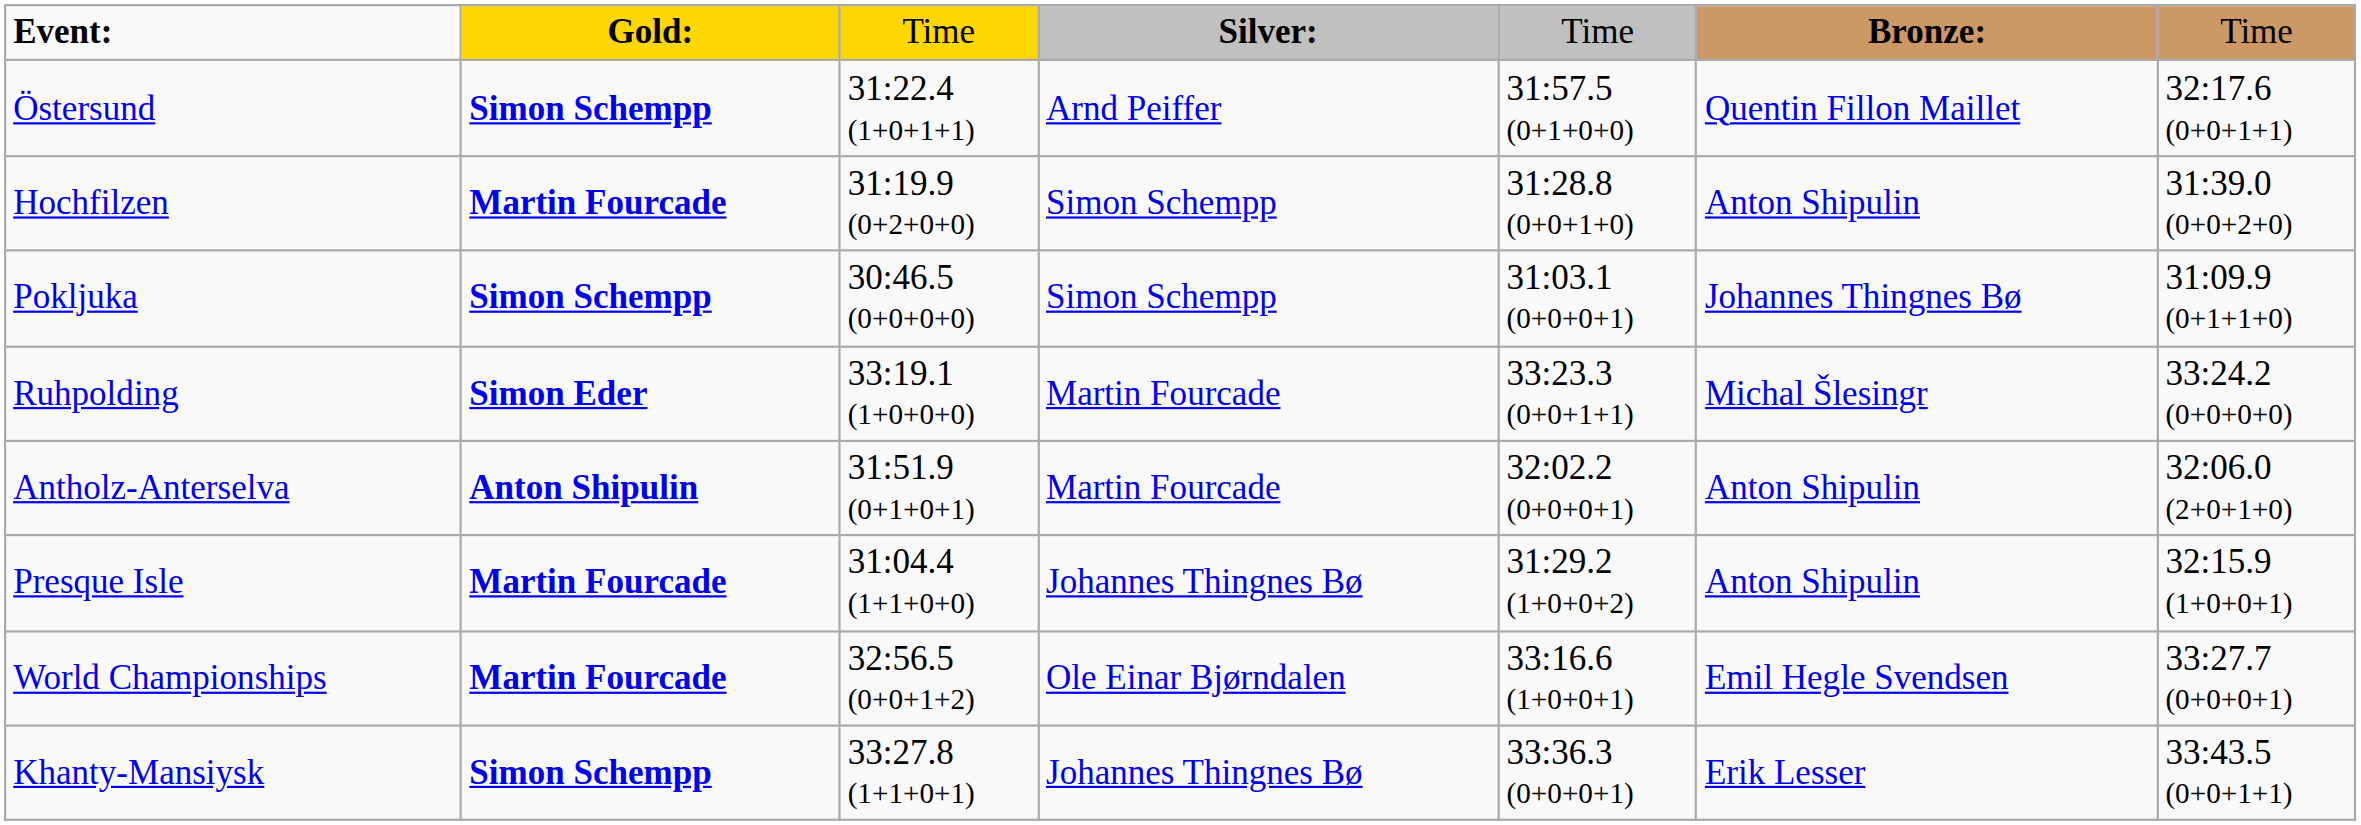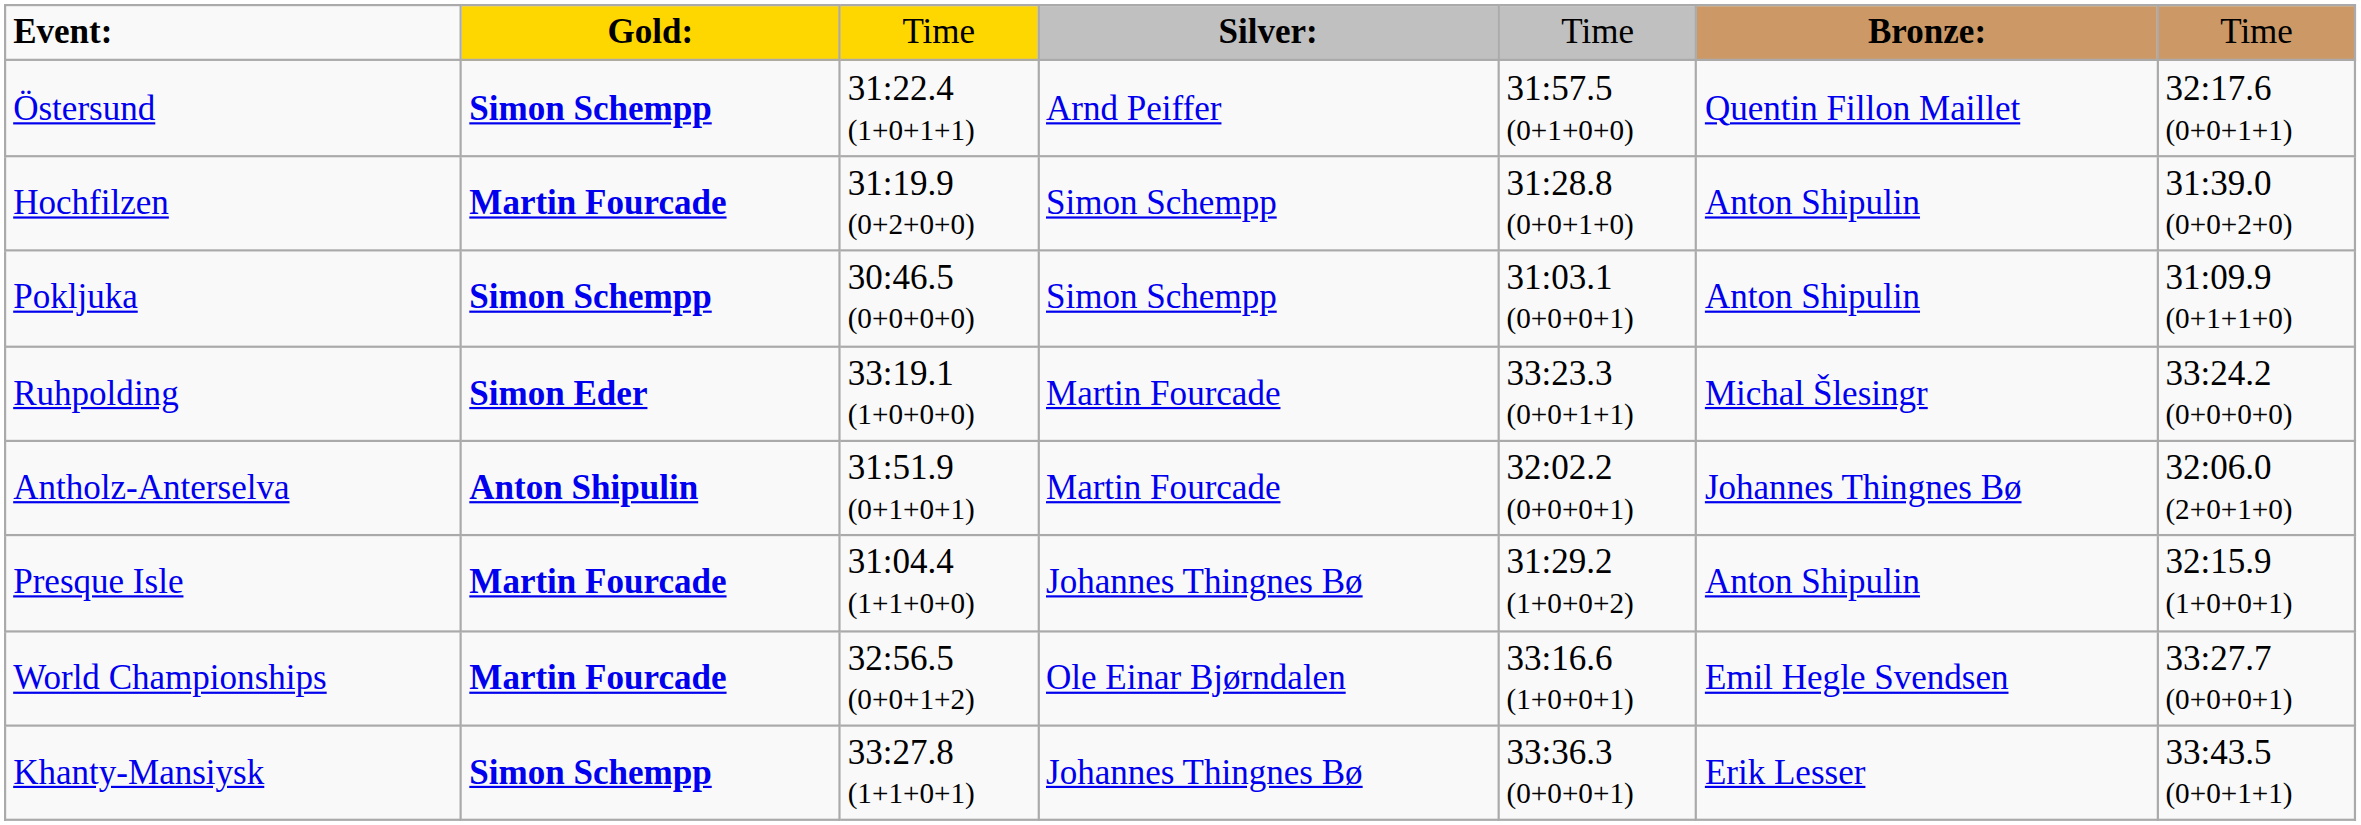(1863, 297) Johannes Thingnes Bø -> (1812, 297) Anton Shipulin
(1812, 487) Anton Shipulin -> (1863, 487) Johannes Thingnes Bø
